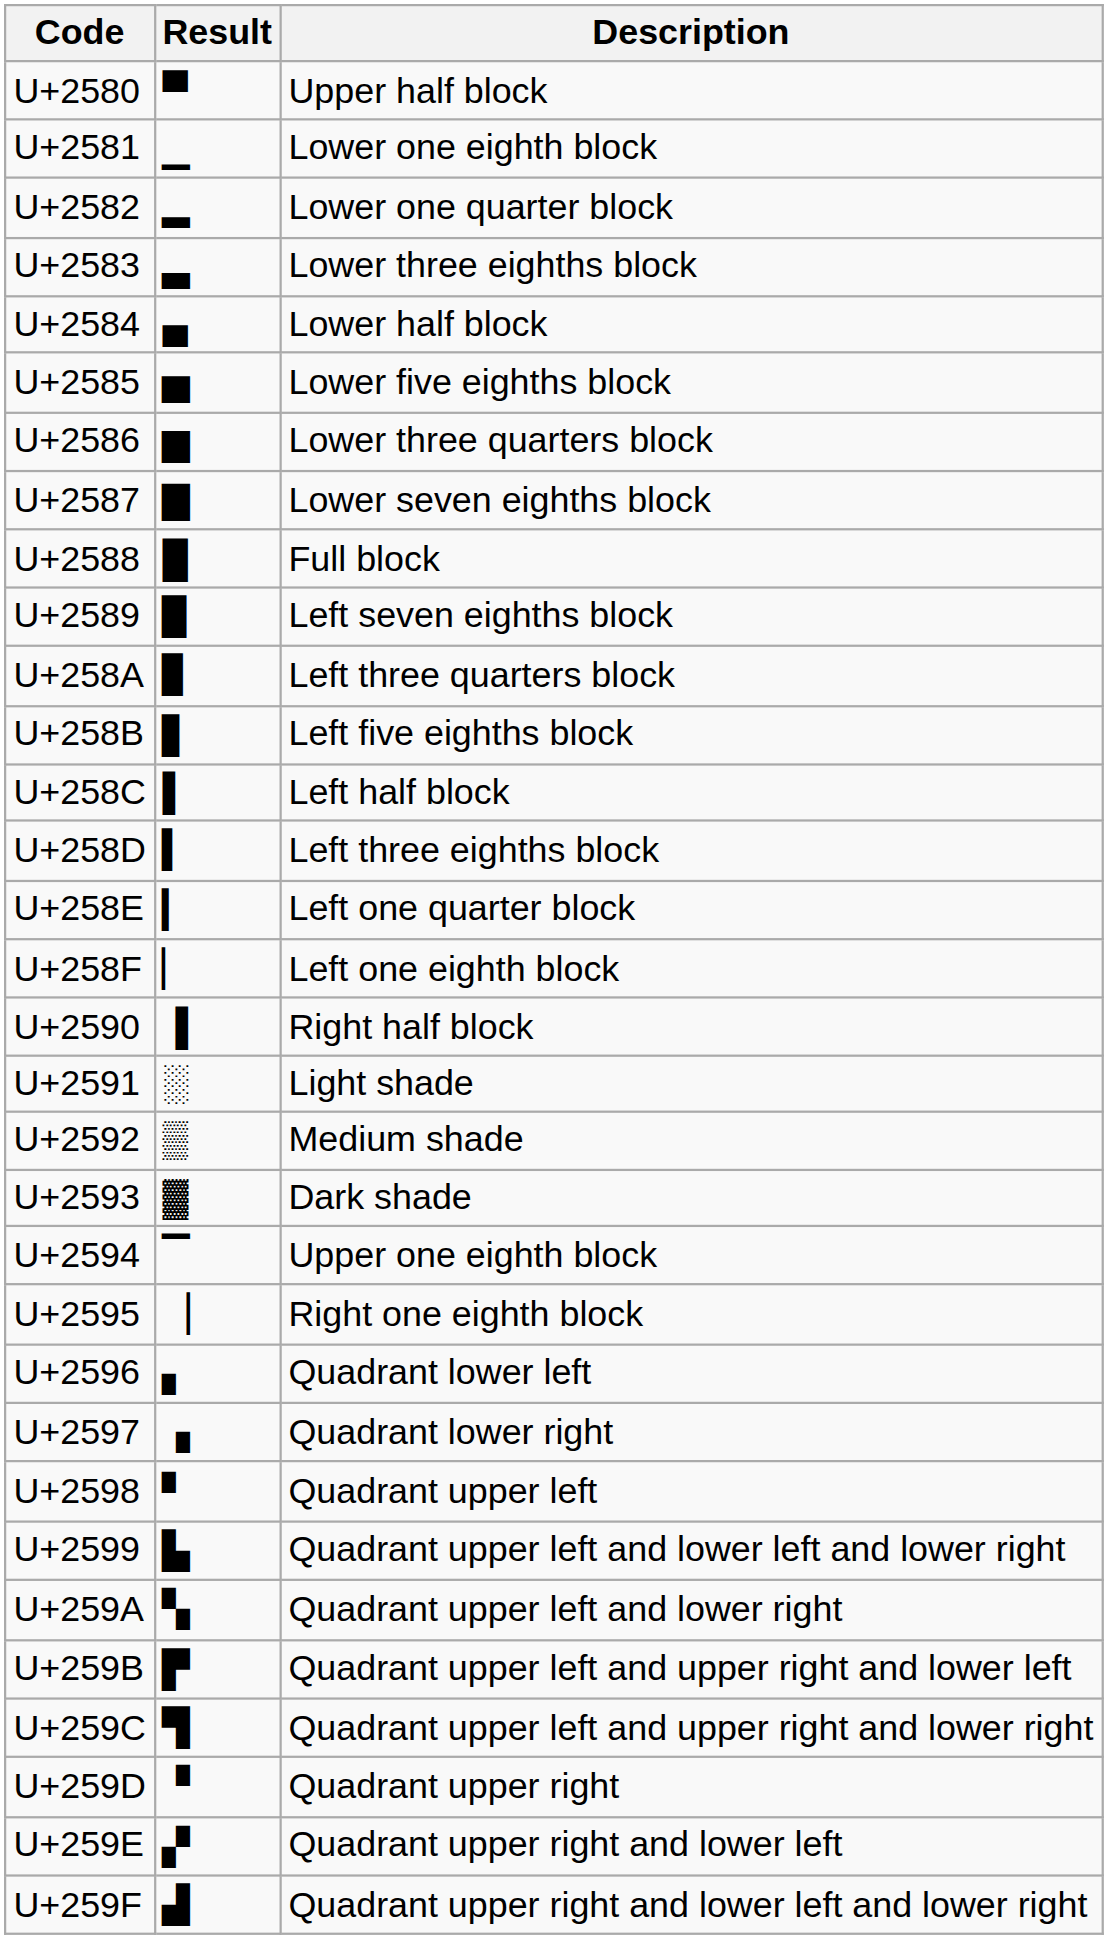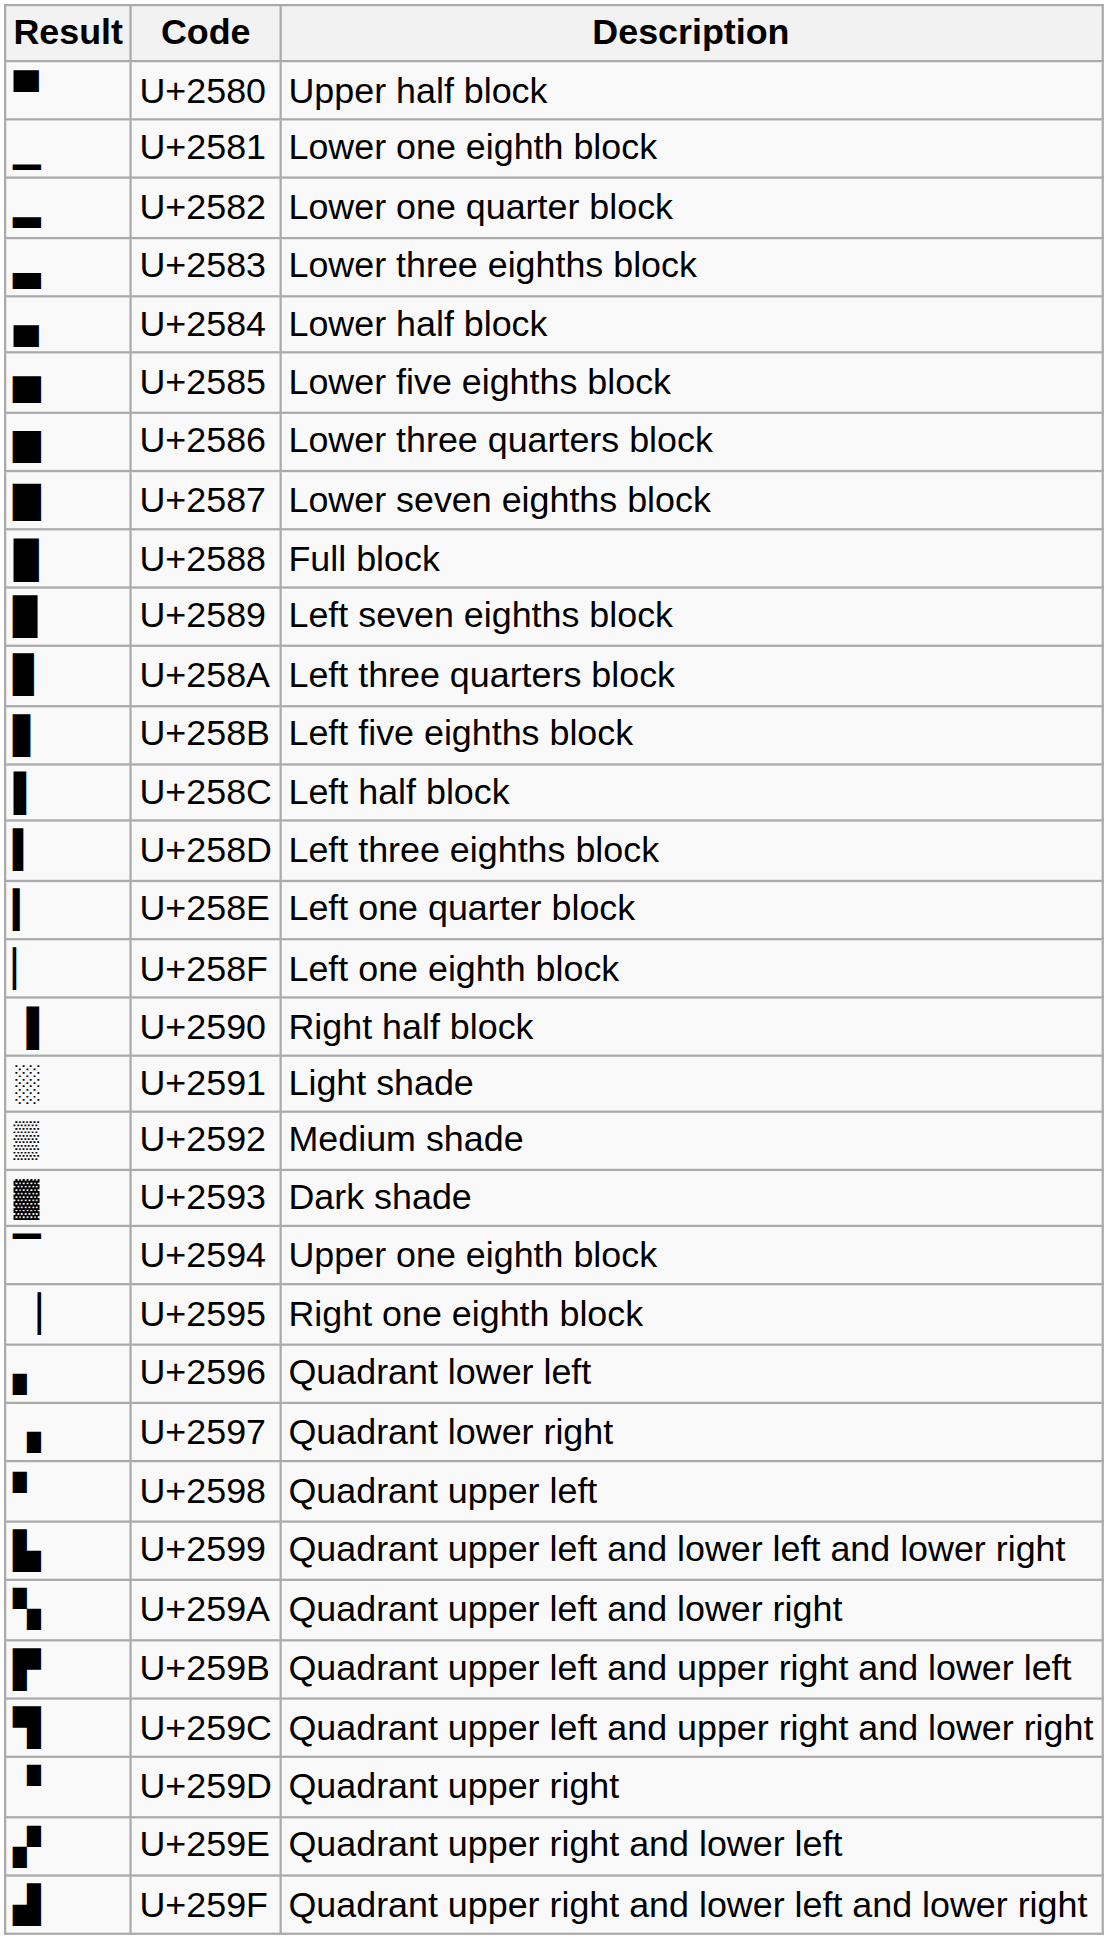columns swapped: (80, 32) <-> (217, 32)
